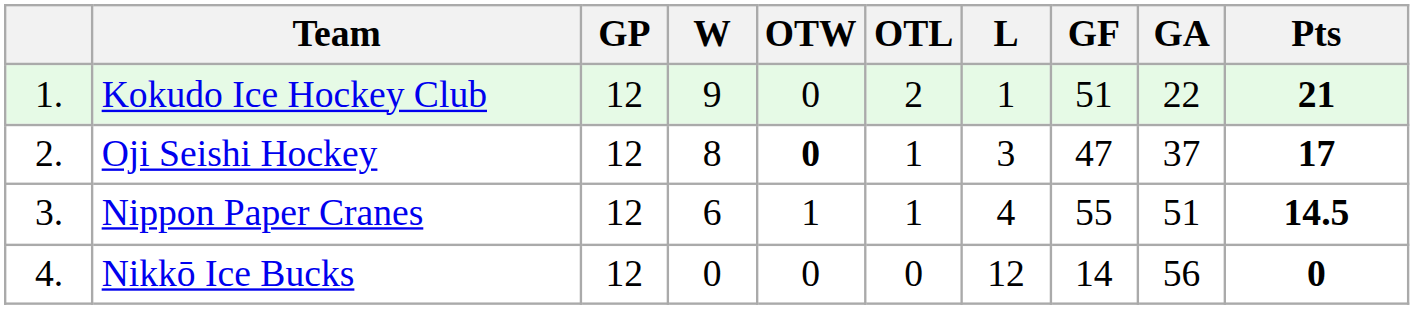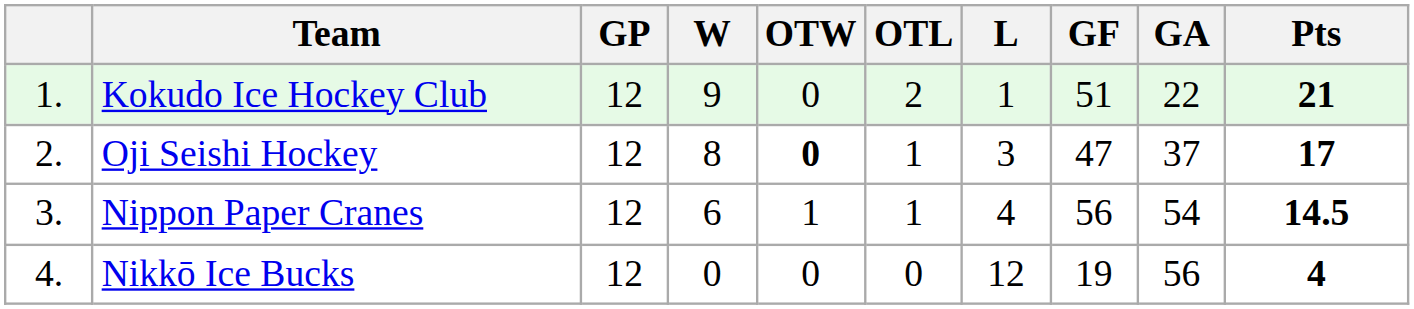(1094, 213) 55 -> (1094, 213) 56
(1182, 213) 51 -> (1182, 213) 54
(1094, 272) 14 -> (1094, 272) 19
(1316, 272) 0 -> (1316, 272) 4
